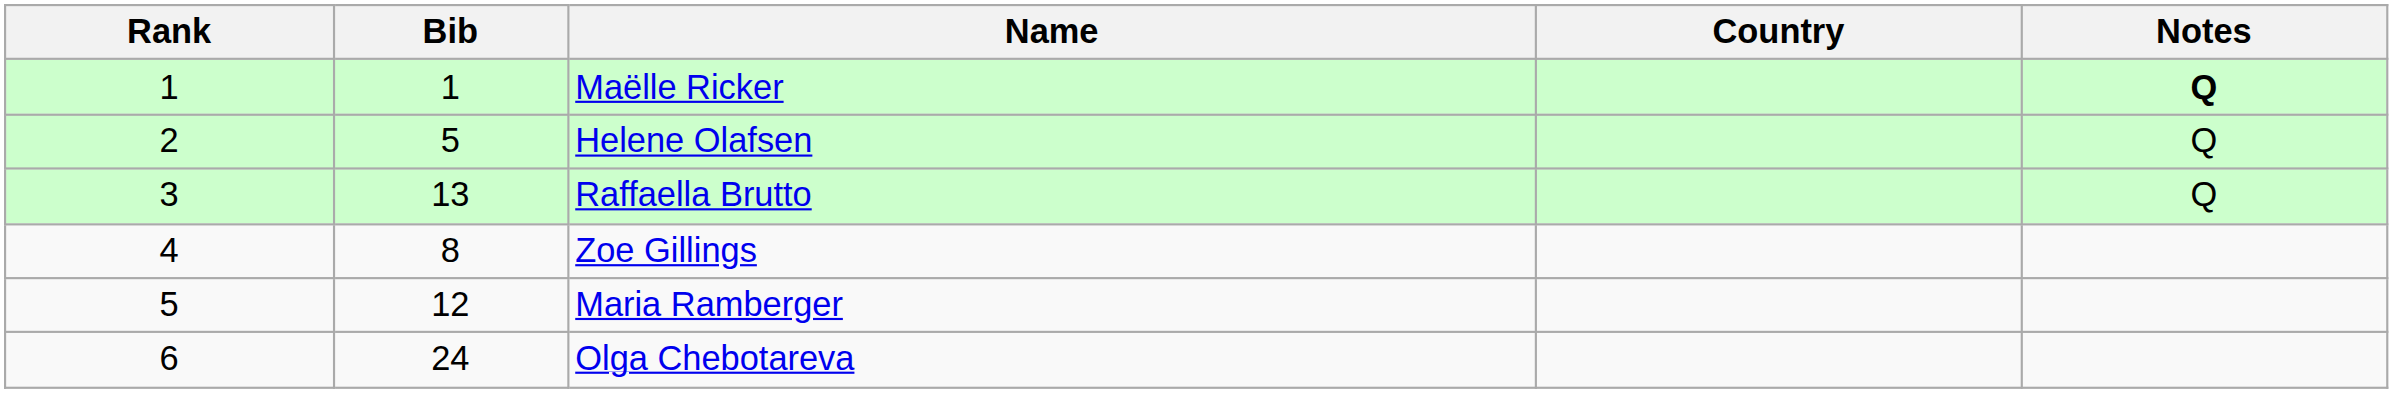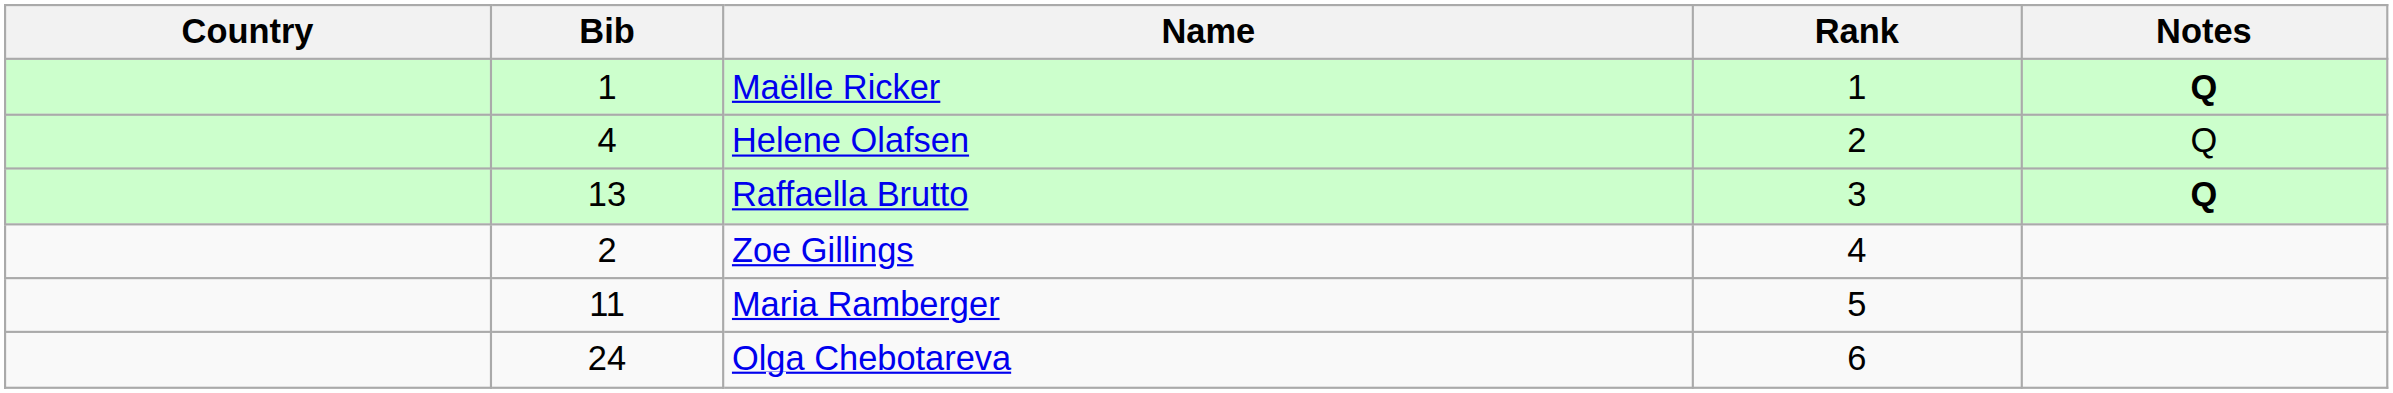columns swapped: (169, 31) <-> (1778, 31)
(450, 140) 5 -> (607, 140) 4
(2204, 195) normal -> (2204, 195) bold
(450, 250) 8 -> (607, 250) 2
(450, 304) 12 -> (607, 304) 11
